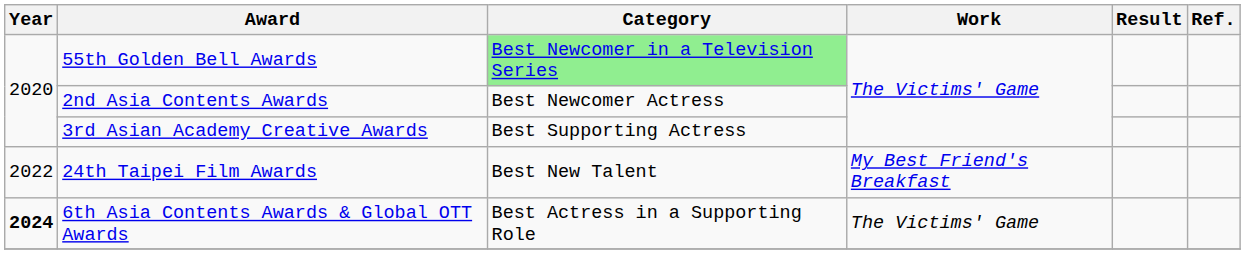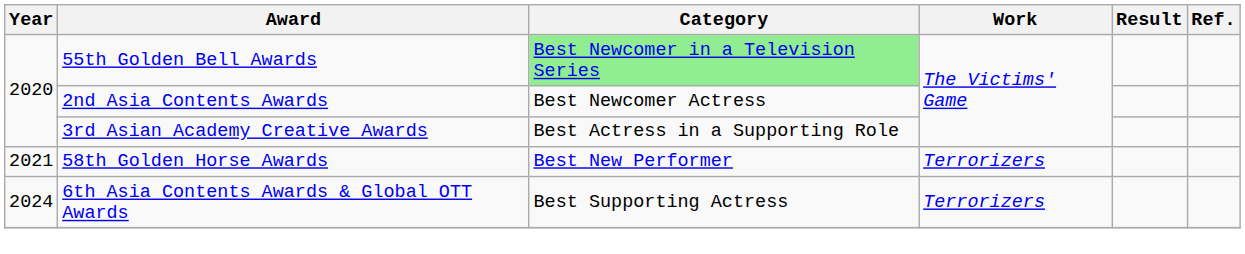(619, 131) Best Supporting Actress -> (716, 131) Best Actress in a Supporting Role
+ row: (195, 161)
- row: (190, 172)
(31, 223) bold -> (31, 202) normal
(647, 223) Best Actress in a Supporting Role -> (661, 202) Best Supporting Actress
(945, 223) The Victims' Game -> (984, 202) Terrorizers
